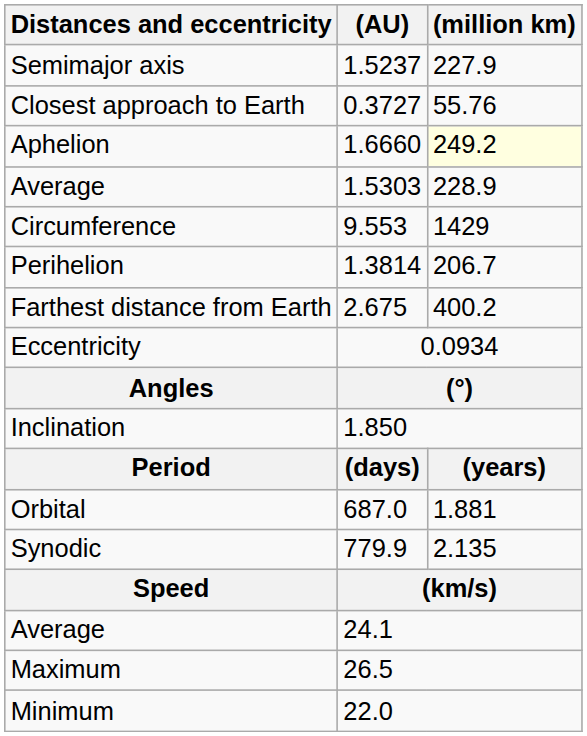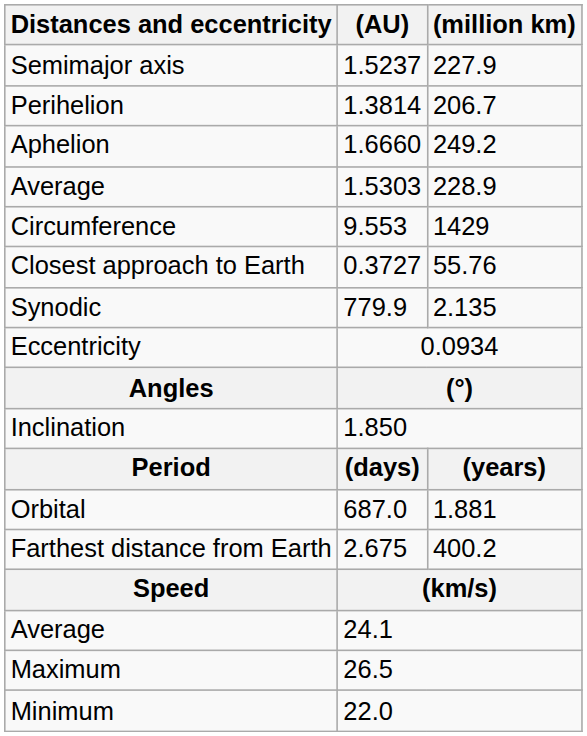rows swapped: (67, 266) <-> (158, 105)
(465, 145) lightyellow background -> (465, 145) no background
rows swapped: (171, 307) <-> (56, 549)
